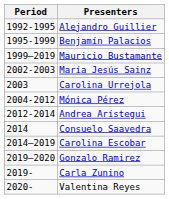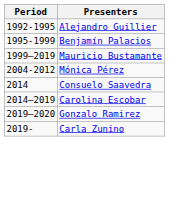- row: (105, 70)
- row: (105, 85)
- row: (103, 114)
- row: (100, 187)
